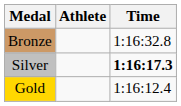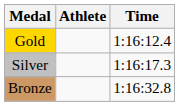rows swapped: (30, 88) <-> (30, 40)
(143, 64) bold -> (142, 64) normal
